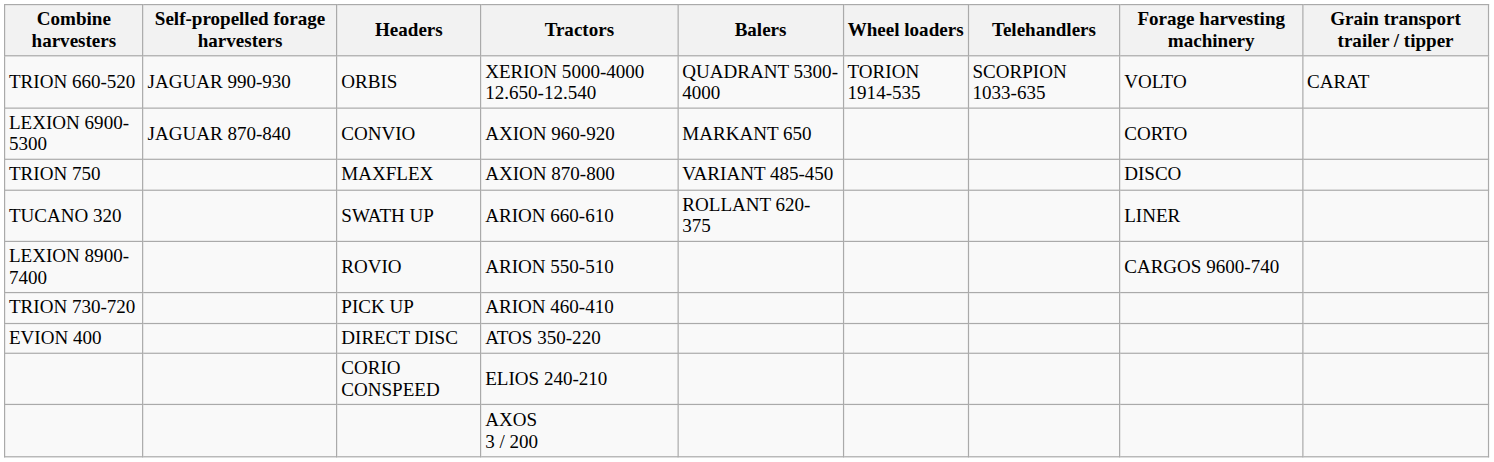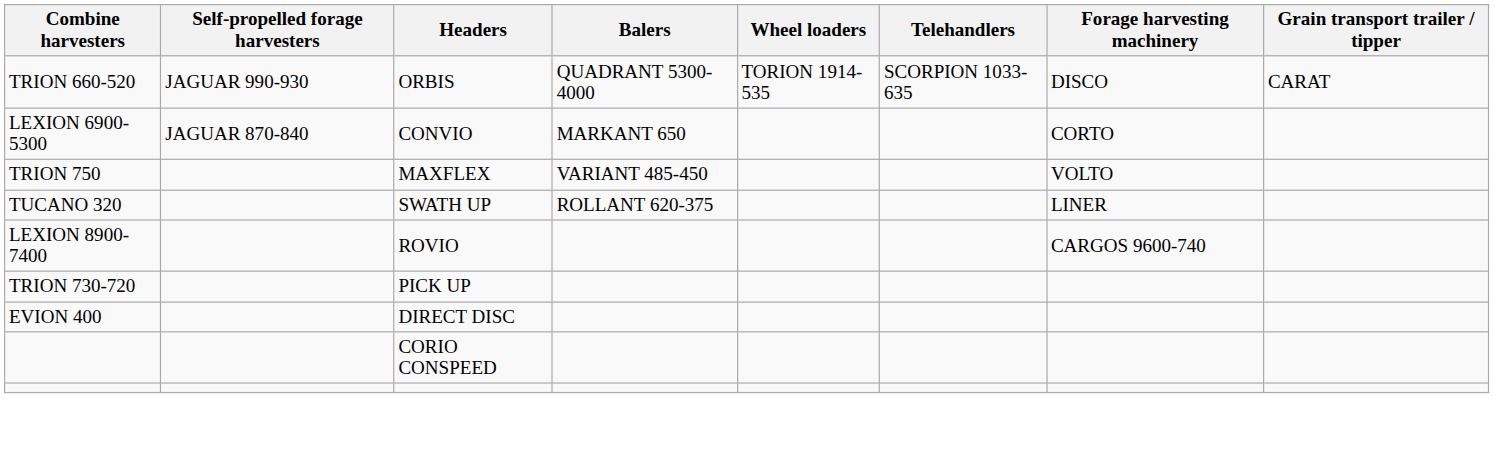- column: (579, 30)
(1155, 81) VOLTO -> (1079, 81) DISCO
(1153, 174) DISCO -> (1082, 174) VOLTO
